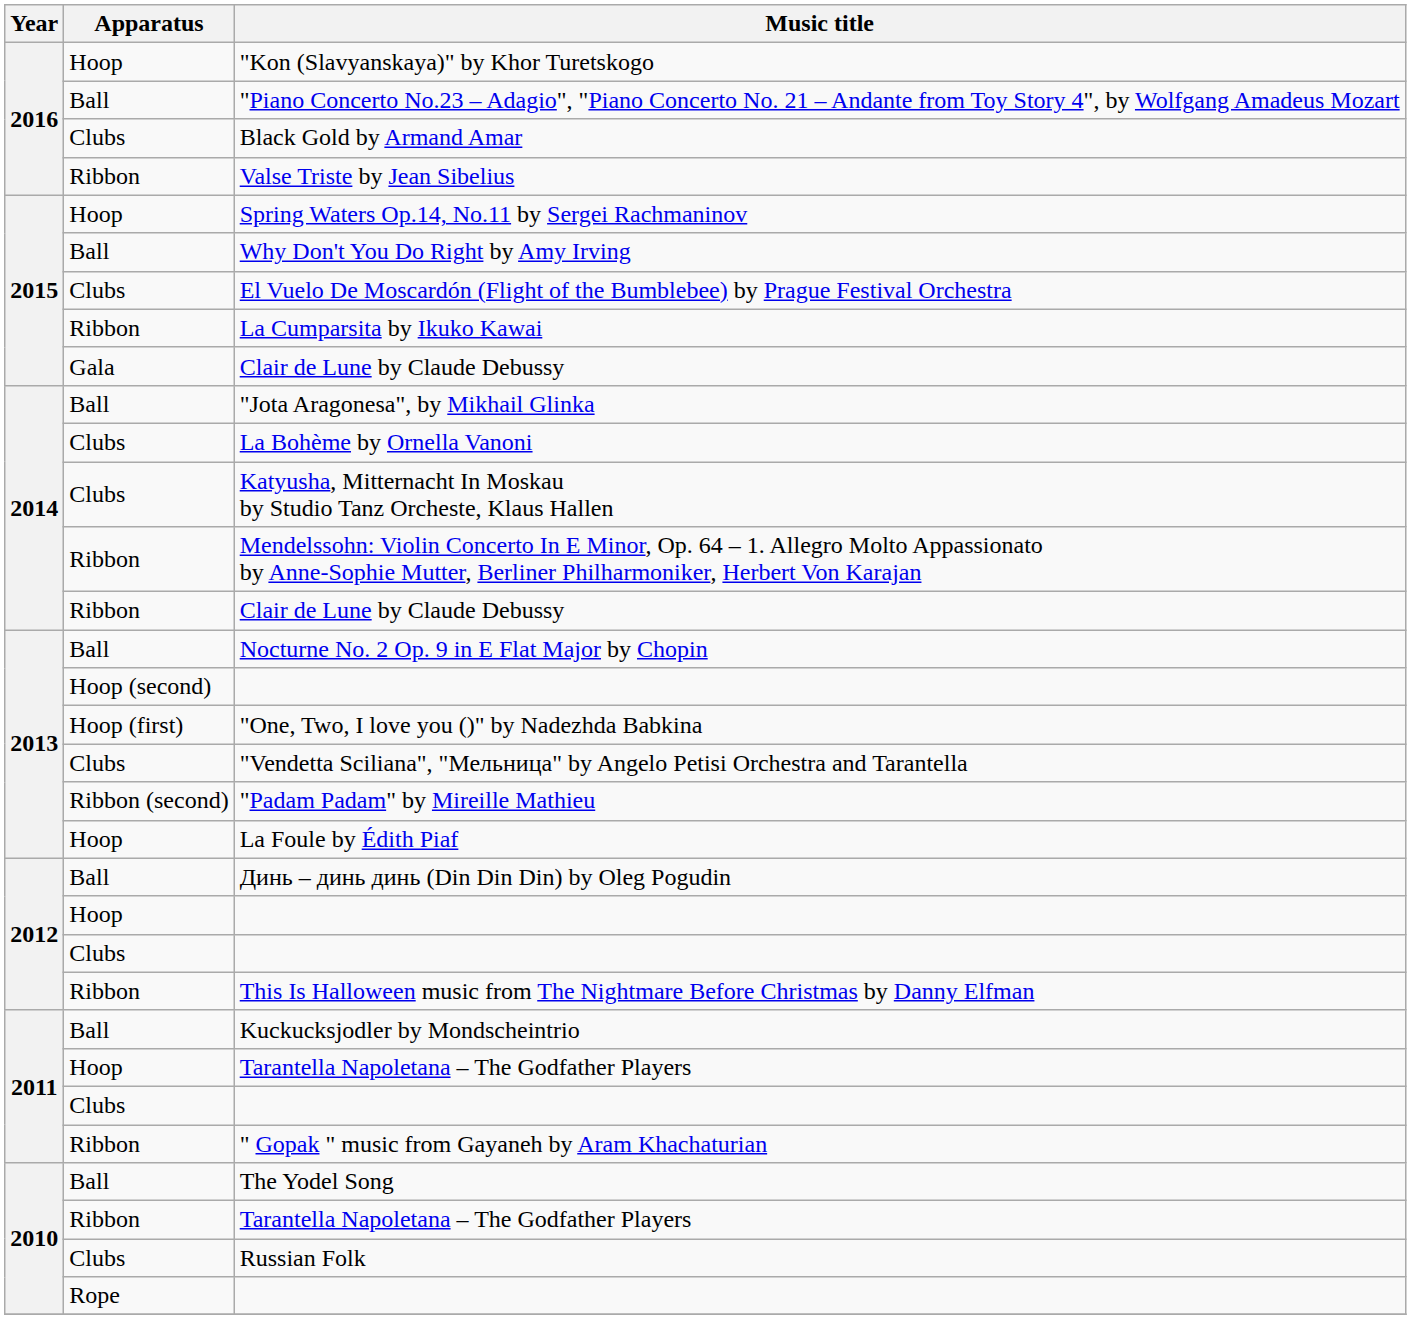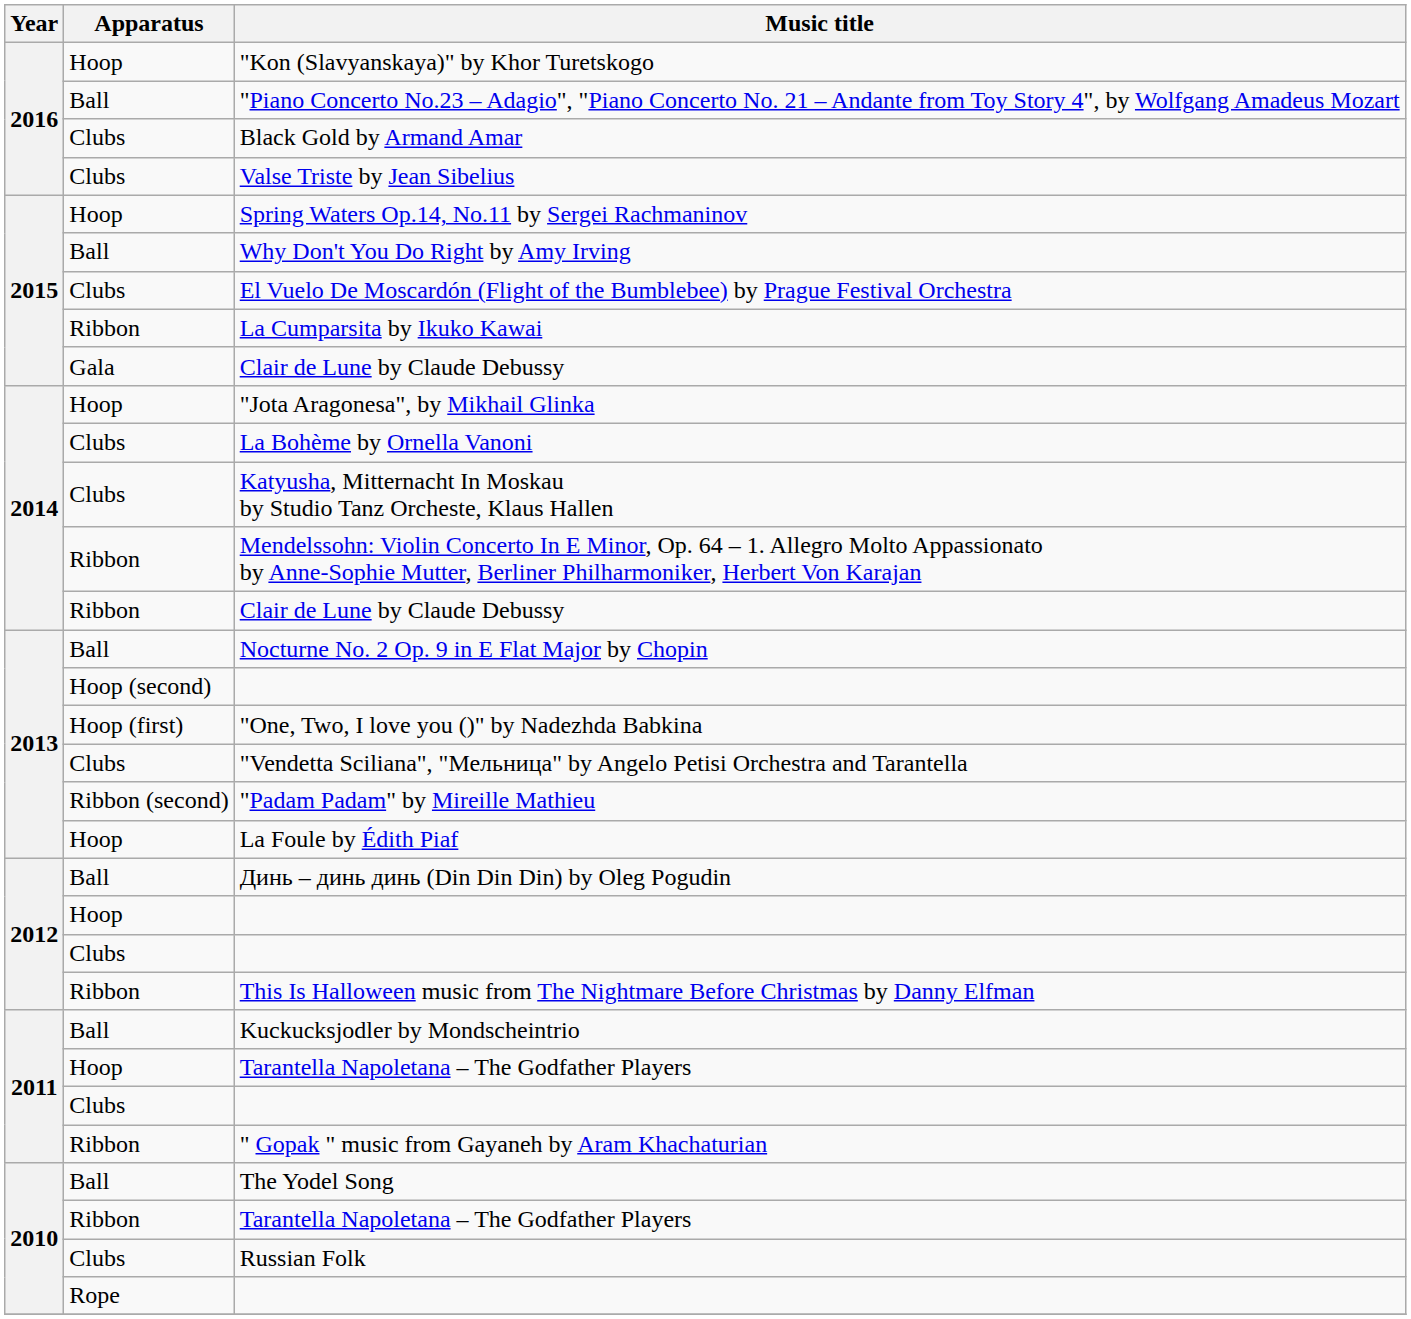(105, 175) Ribbon -> (97, 175) Clubs
(89, 404) Ball -> (96, 404) Hoop
